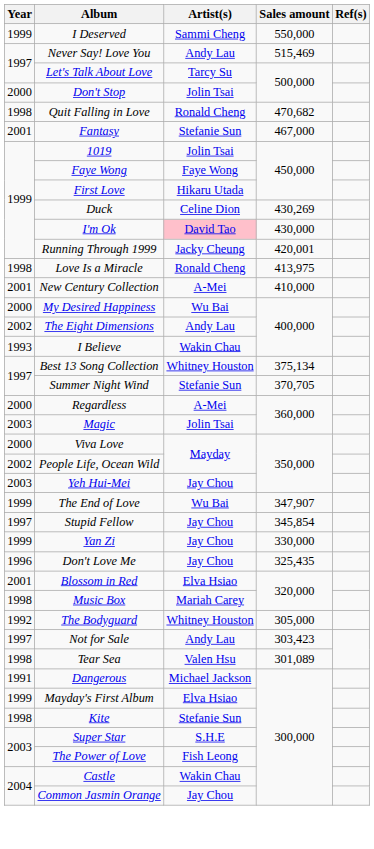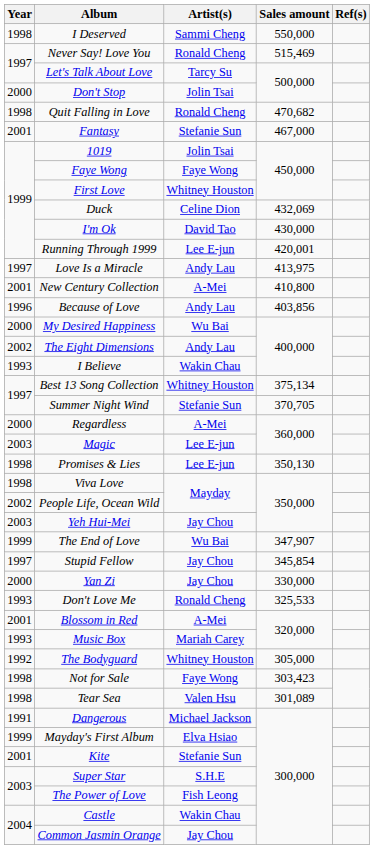(20, 33) 1999 -> (20, 33) 1998
(210, 53) Andy Lau -> (210, 53) Ronald Cheng
(210, 190) Hikaru Utada -> (210, 190) Whitney Houston
(294, 209) 430,269 -> (294, 209) 432,069
(210, 229) pink background -> (210, 229) no background
(210, 248) Jacky Cheung -> (210, 248) Lee E-jun
(20, 268) 1998 -> (20, 268) 1997
(210, 268) Ronald Cheng -> (210, 268) Andy Lau
(294, 287) 410,000 -> (294, 287) 410,800
+ row: (99, 307)
(210, 424) Jolin Tsai -> (210, 444) Lee E-jun
+ row: (99, 463)
(20, 444) 2000 -> (20, 483) 1998
(20, 541) 1999 -> (20, 580) 2000
(20, 561) 1996 -> (20, 600) 1993
(210, 561) Jay Chou -> (210, 600) Ronald Cheng
(294, 561) 325,435 -> (294, 600) 325,533
(210, 580) Elva Hsiao -> (210, 619) A-Mei
(20, 600) 1998 -> (20, 639) 1993
(20, 639) 1997 -> (20, 678) 1998
(210, 639) Andy Lau -> (210, 678) Faye Wong
(20, 717) 1998 -> (20, 756) 2001
